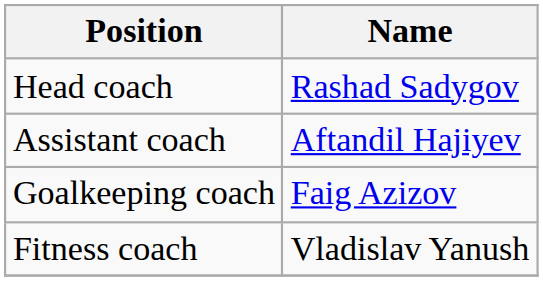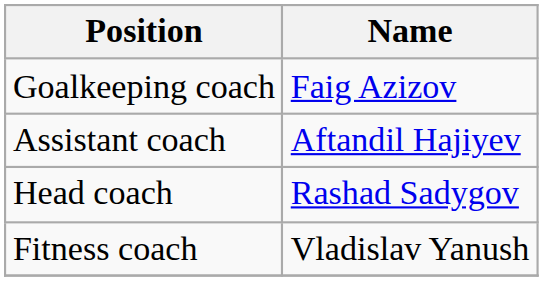rows swapped: (93, 85) <-> (144, 193)
